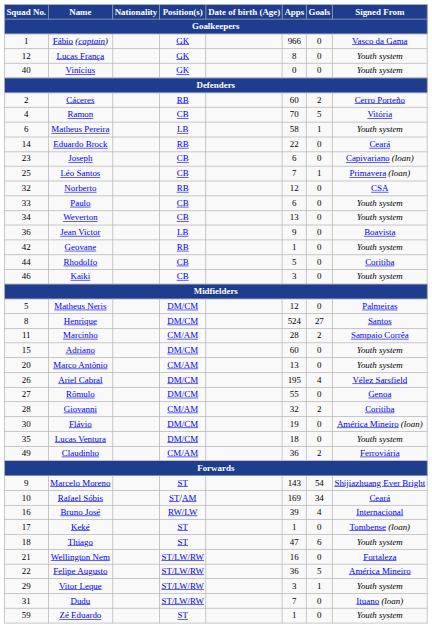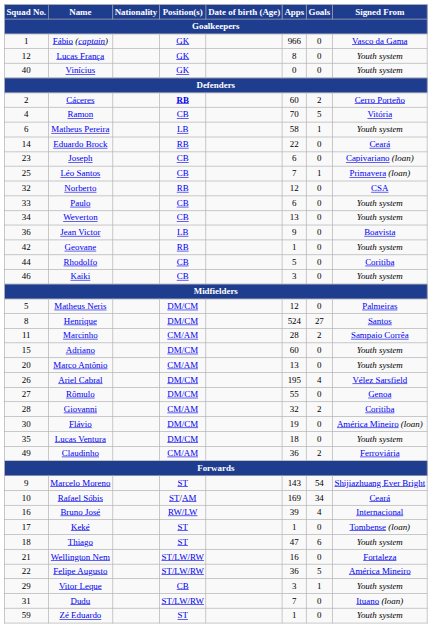(183, 100) normal -> (183, 100) bold
(183, 586) ST/LW/RW -> (183, 586) CB
